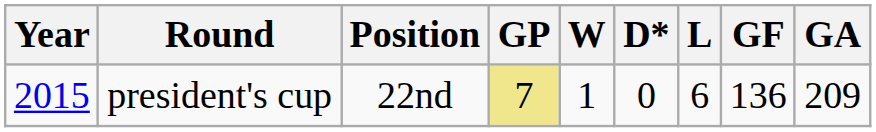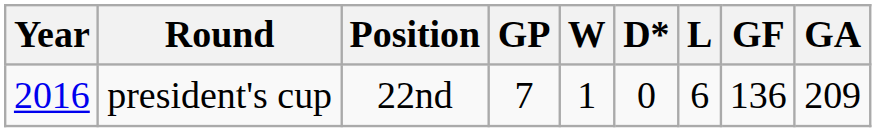(52, 94) 2015 -> (52, 94) 2016
(524, 94) khaki background -> (524, 94) no background
